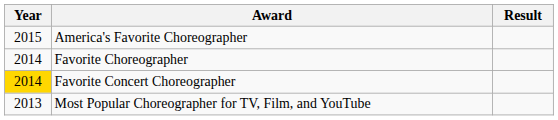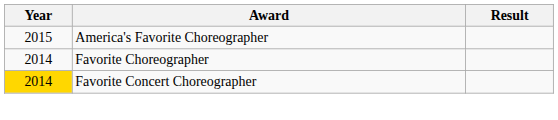- row: (213, 103)
